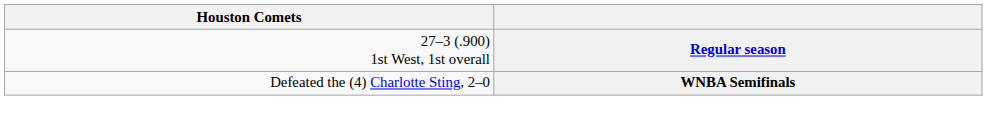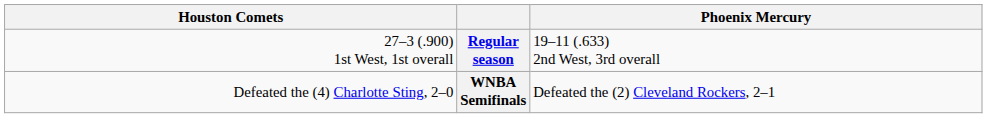+ column: (756, 17)
